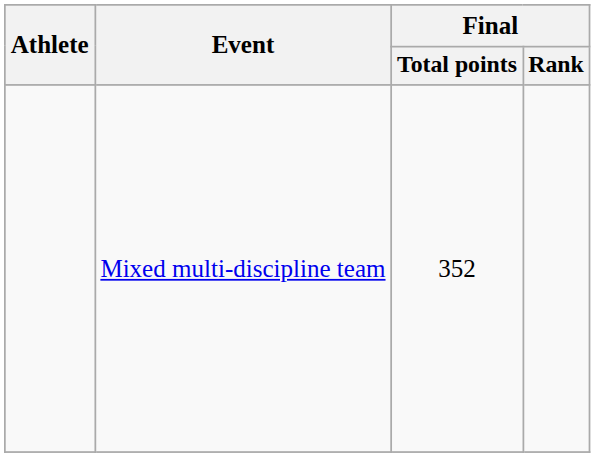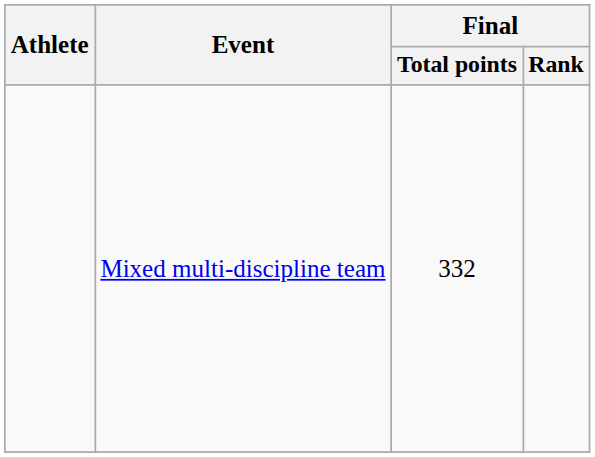(457, 268) 352 -> (457, 268) 332
